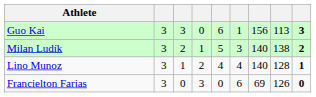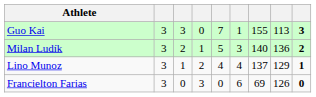(220, 30) 6 -> (220, 30) 7
(260, 30) 156 -> (260, 30) 155
(281, 48) 138 -> (281, 48) 136
(260, 65) 140 -> (260, 65) 137
(281, 65) 128 -> (281, 65) 129
